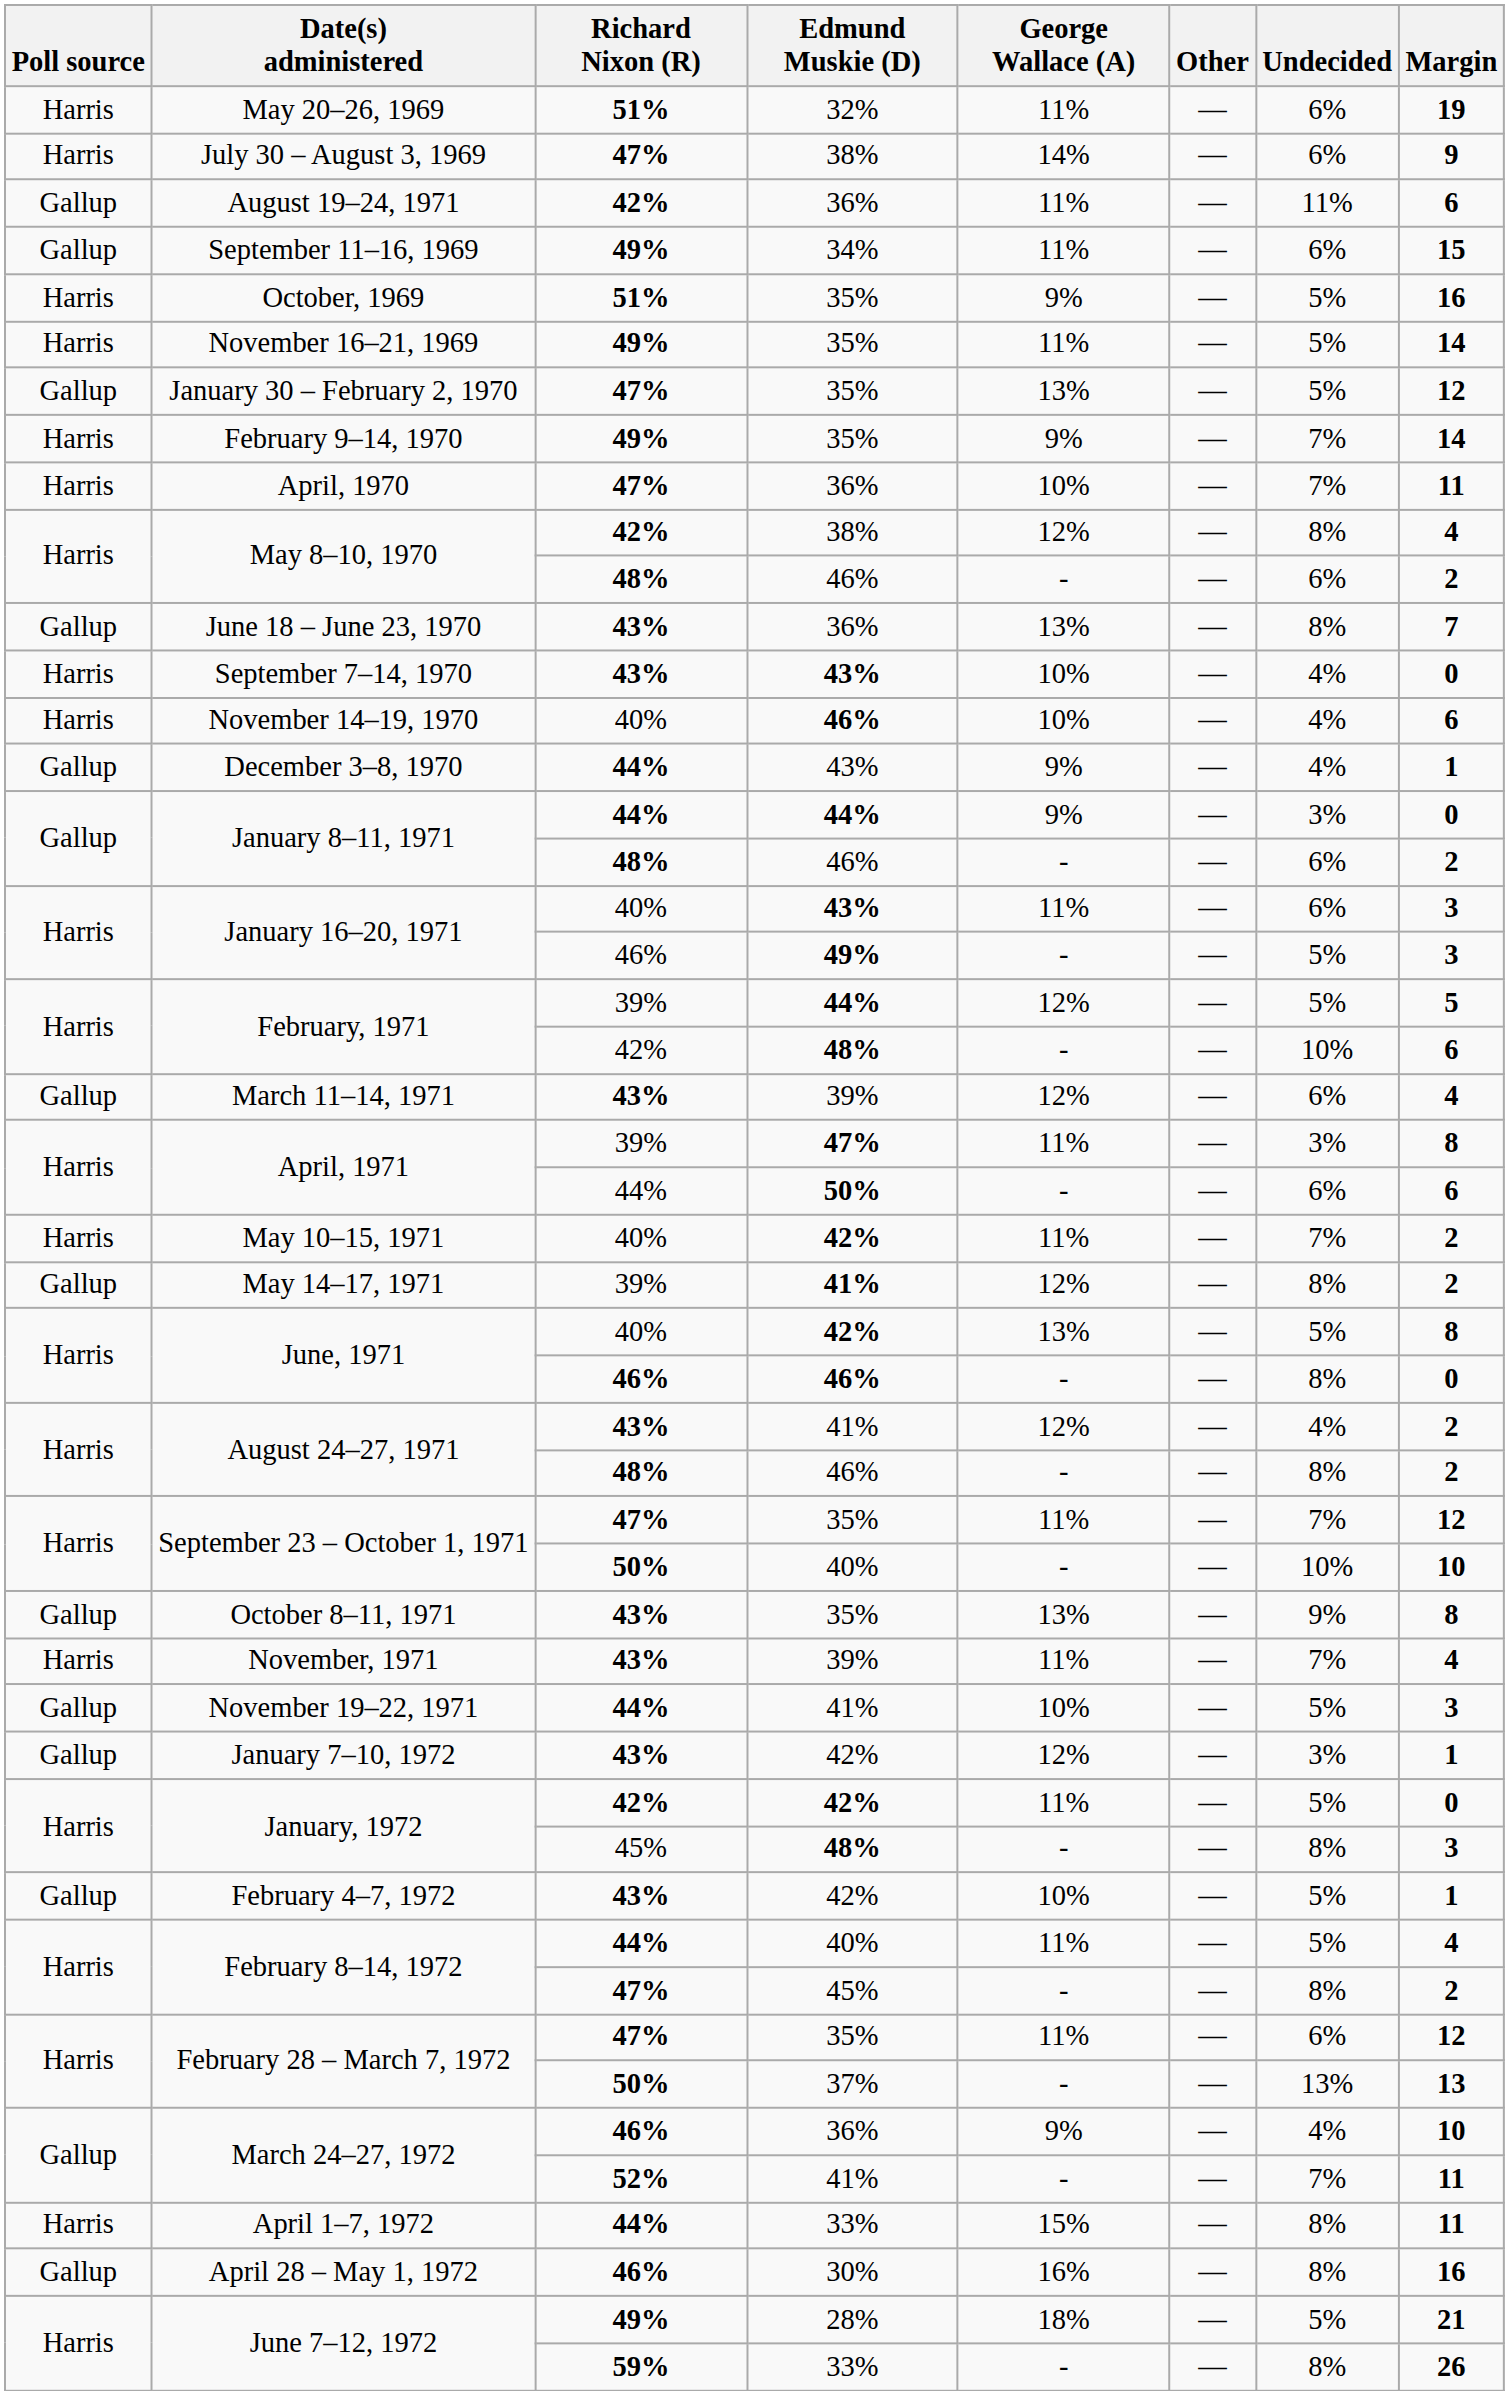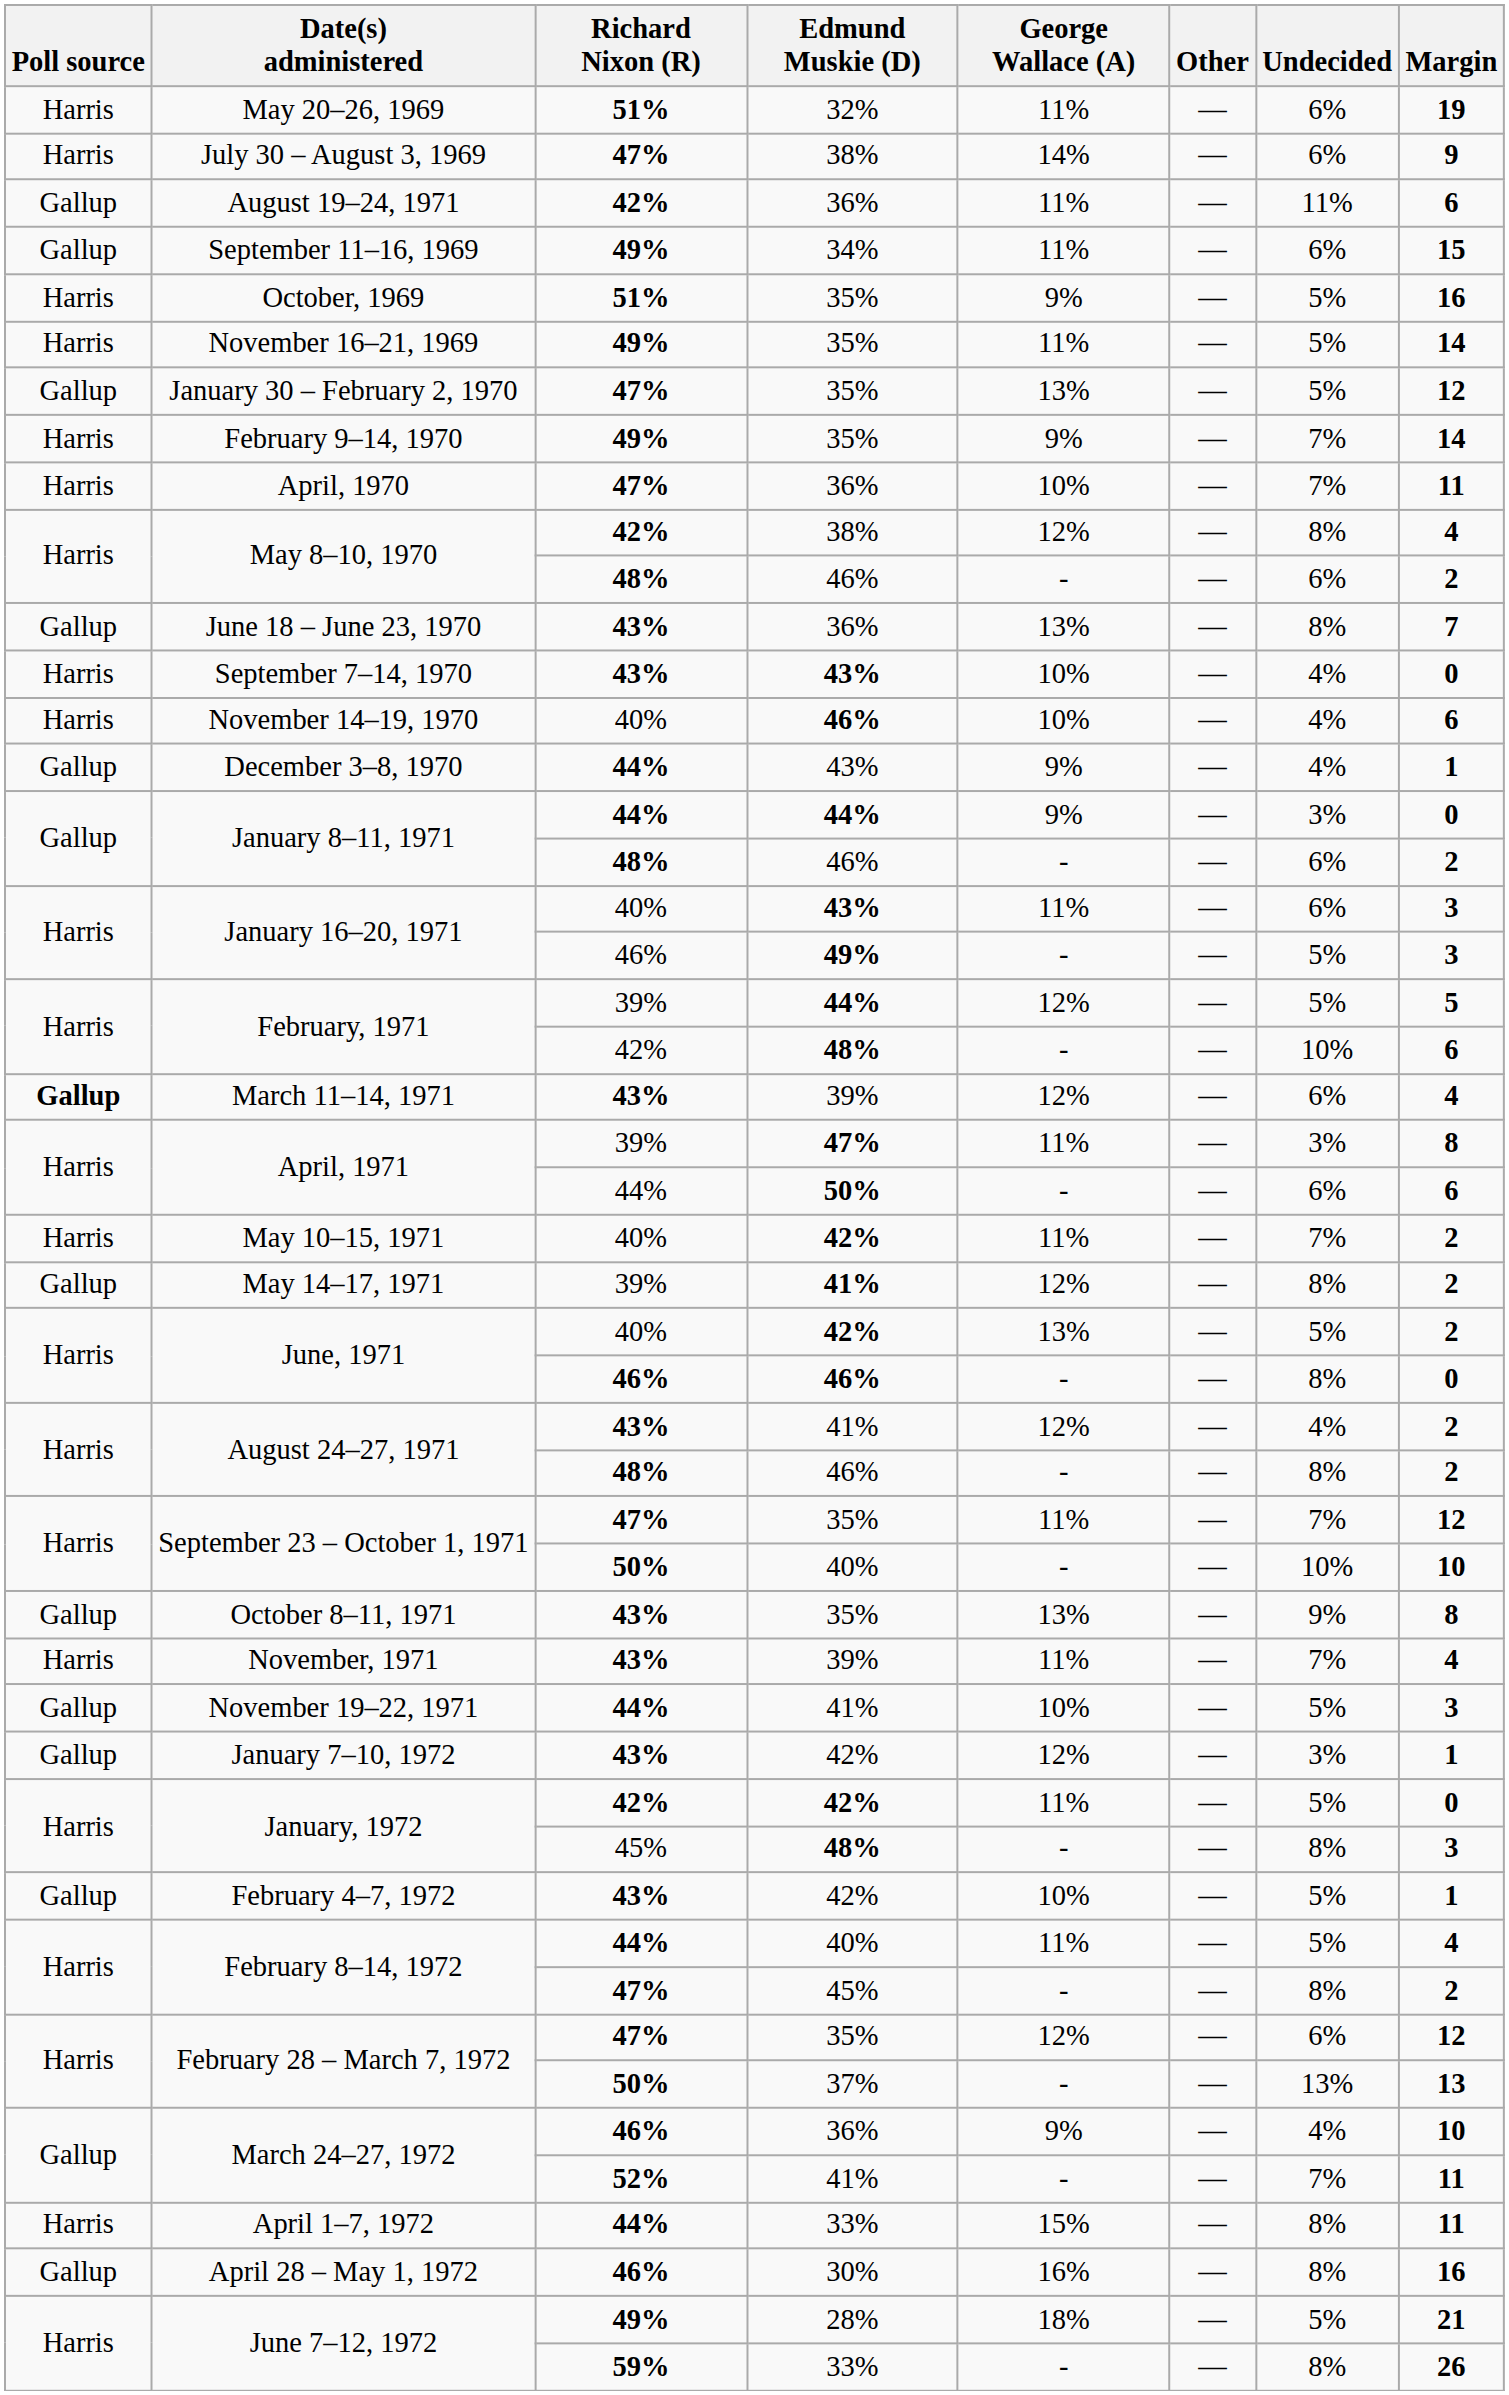(78, 1096) normal -> (78, 1096) bold
(1451, 1331) 8 -> (1451, 1331) 2
(1064, 2037) 11% -> (1064, 2037) 12%
